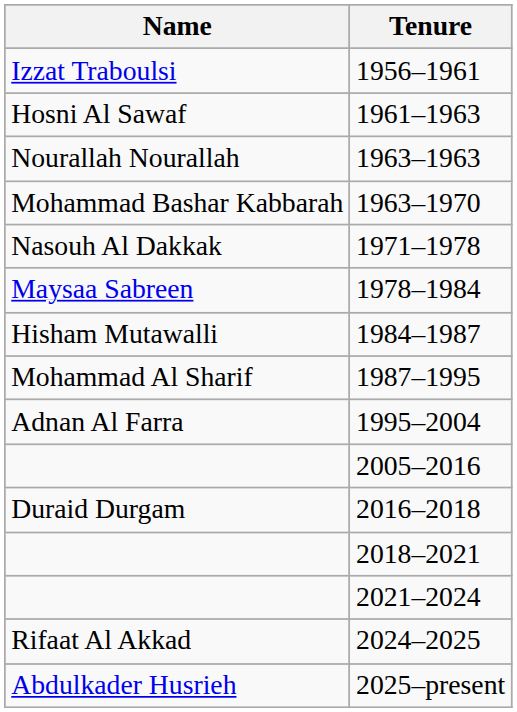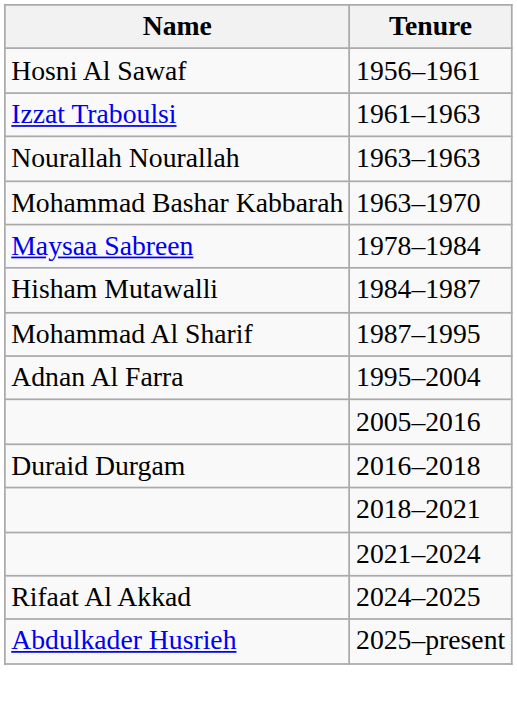(94, 70) Izzat Traboulsi -> (99, 70) Hosni Al Sawaf
(99, 114) Hosni Al Sawaf -> (94, 114) Izzat Traboulsi
- row: (418, 245)
